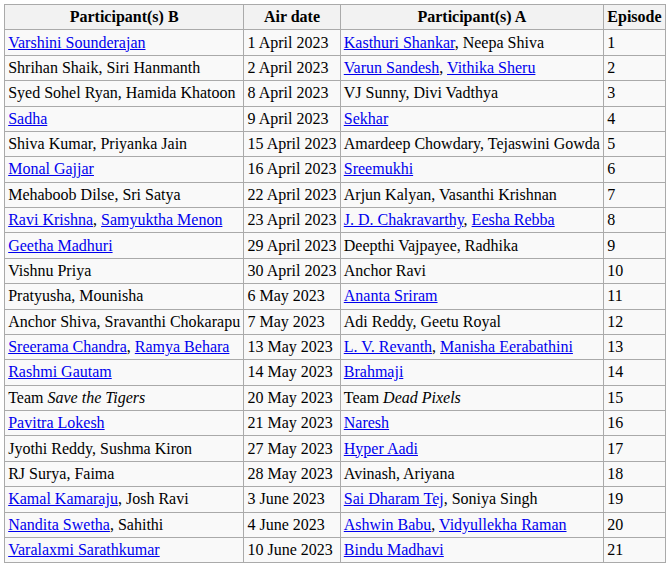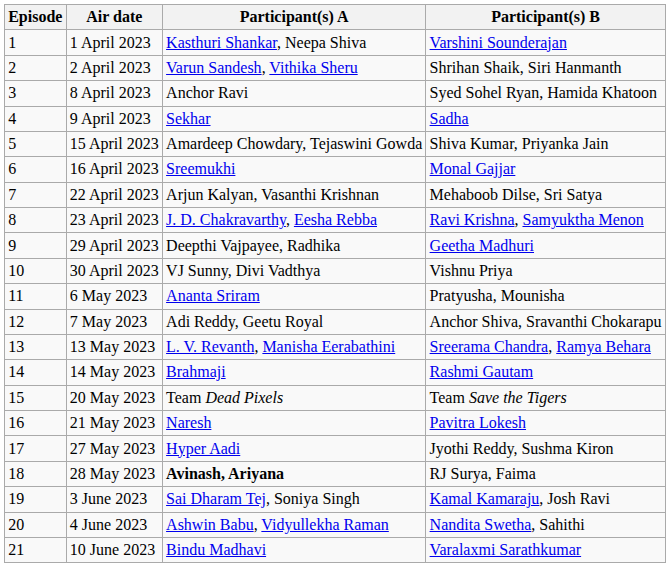columns swapped: (634, 17) <-> (124, 17)
(421, 93) VJ Sunny, Divi Vadthya -> (207, 93) Anchor Ravi
(385, 270) Anchor Ravi -> (243, 270) VJ Sunny, Divi Vadthya
(399, 473) normal -> (225, 473) bold
